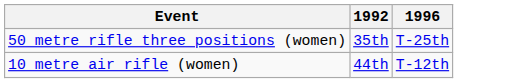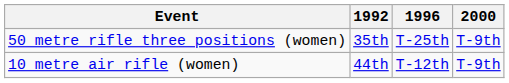+ column: (478, 17)
